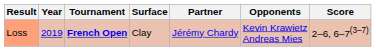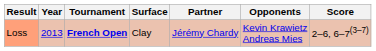(52, 33) 2019 -> (52, 33) 2013
